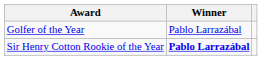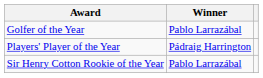+ row: (63, 47)
(209, 47) bold -> (205, 64) normal
